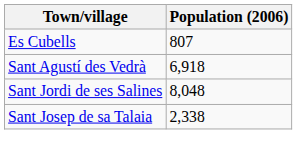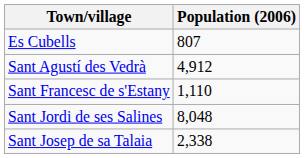(187, 66) 6,918 -> (195, 66) 4,912
+ row: (89, 91)
